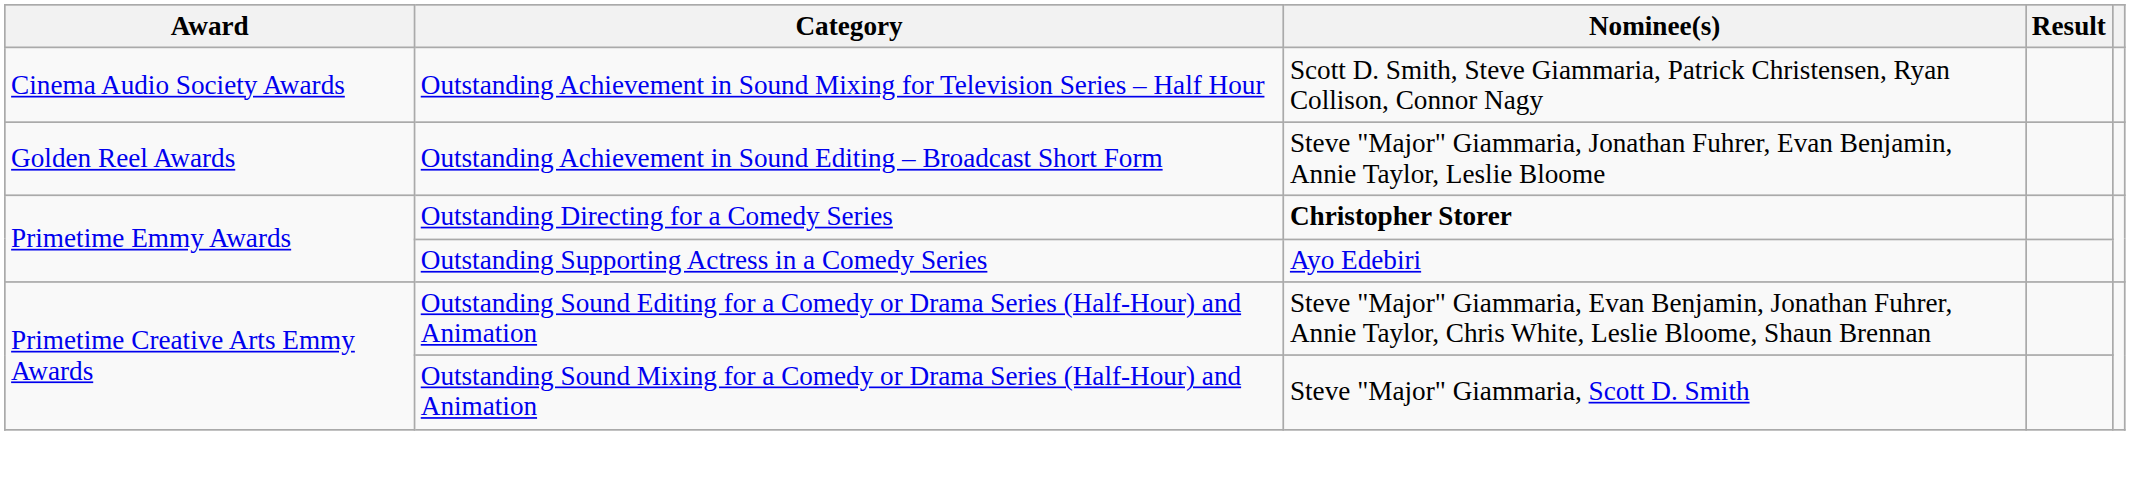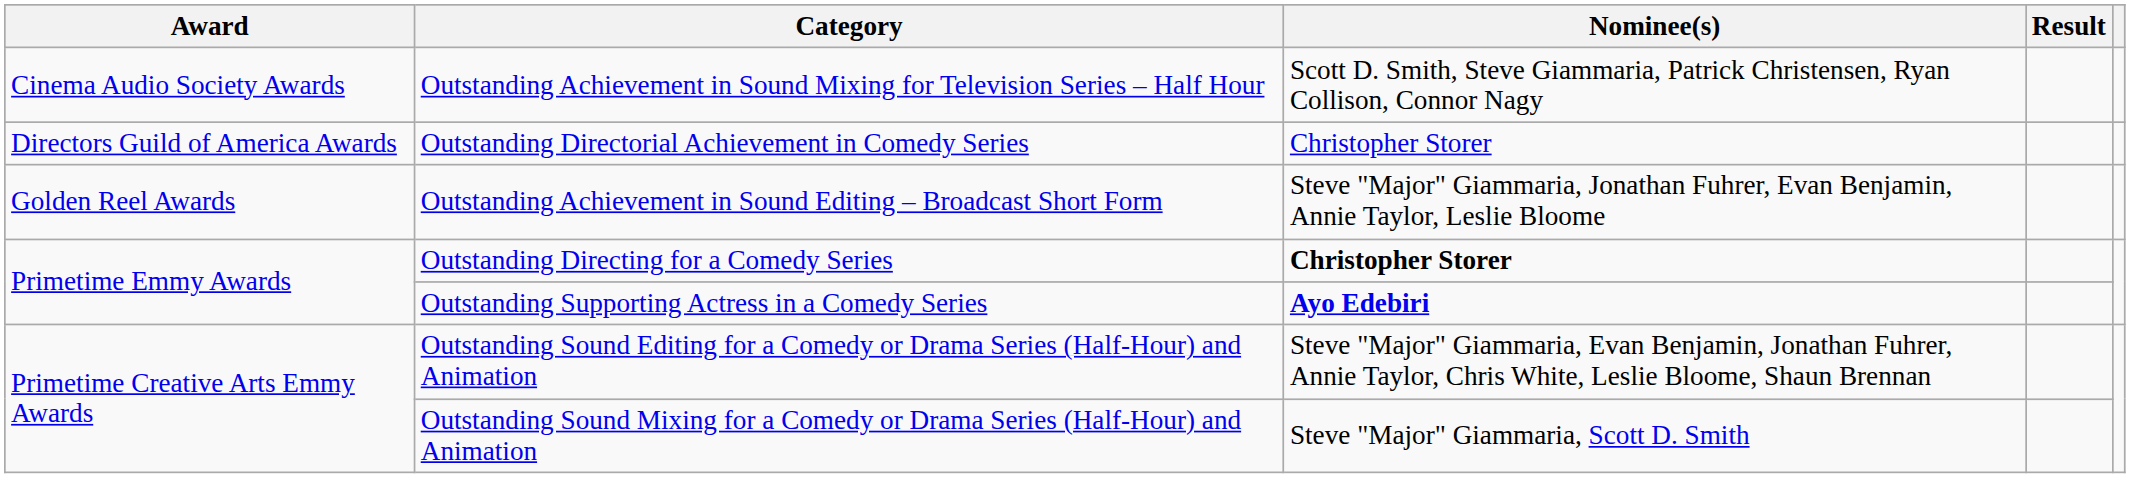+ row: (725, 142)
(1356, 259) normal -> (1360, 302) bold
